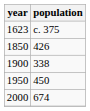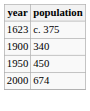- row: (18, 47)
(41, 64) 338 -> (41, 47) 340
